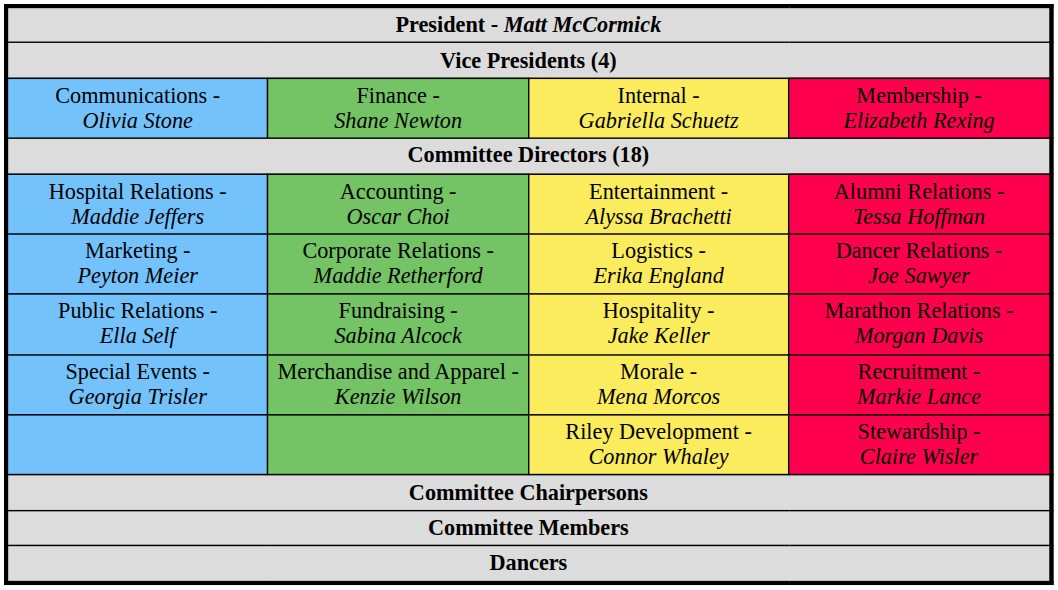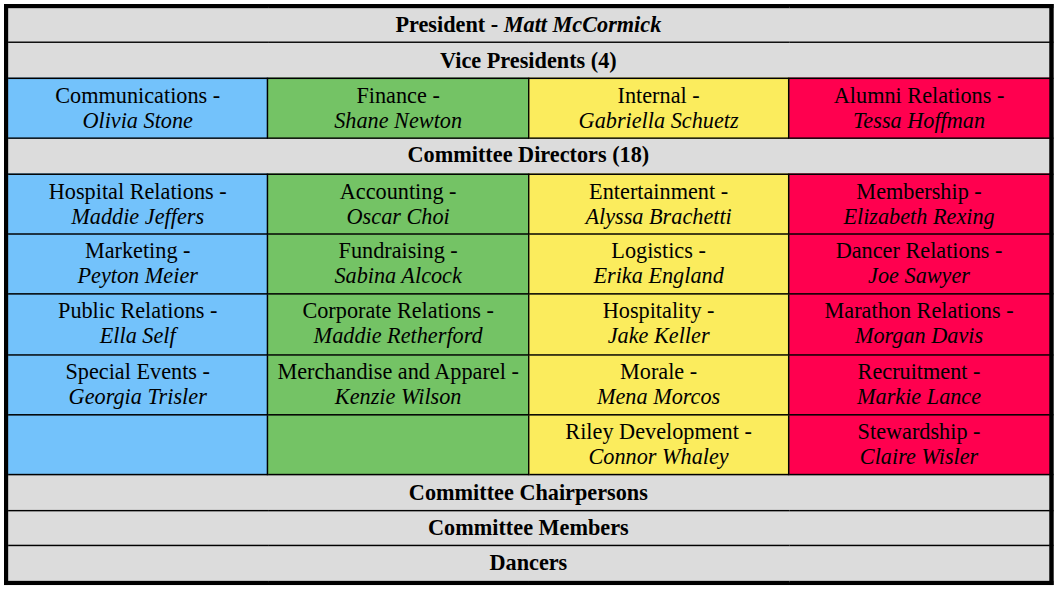(919, 107) Membership - Elizabeth Rexing -> (919, 107) Alumni Relations - Tessa Hoffman
(919, 203) Alumni Relations - Tessa Hoffman -> (919, 203) Membership - Elizabeth Rexing
(398, 263) Corporate Relations - Maddie Retherford -> (398, 263) Fundraising - Sabina Alcock
(398, 324) Fundraising - Sabina Alcock -> (398, 324) Corporate Relations - Maddie Retherford
